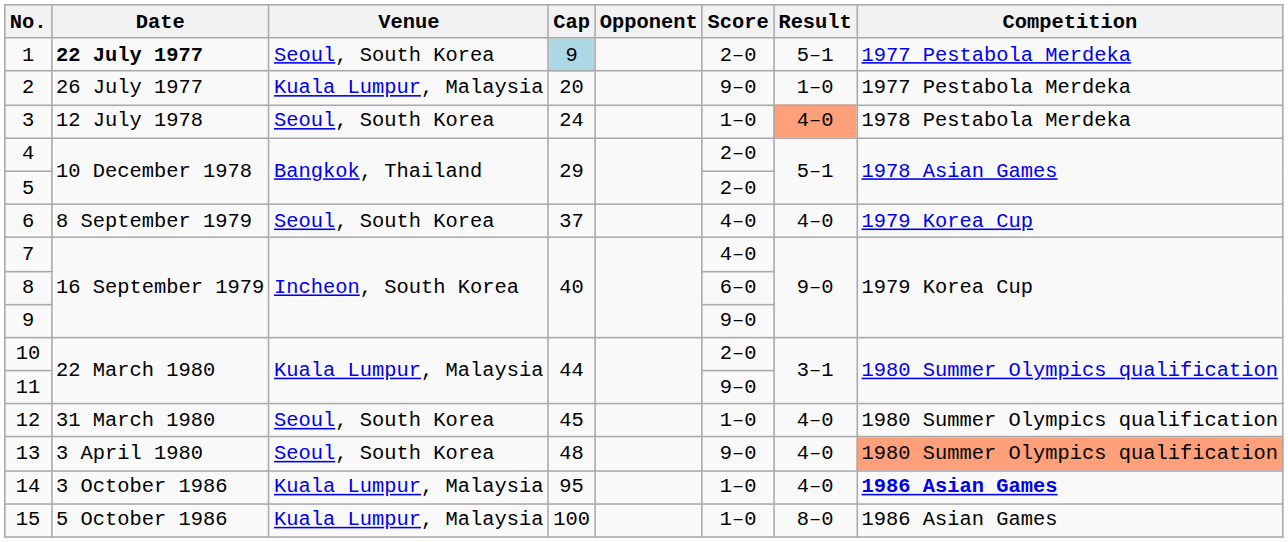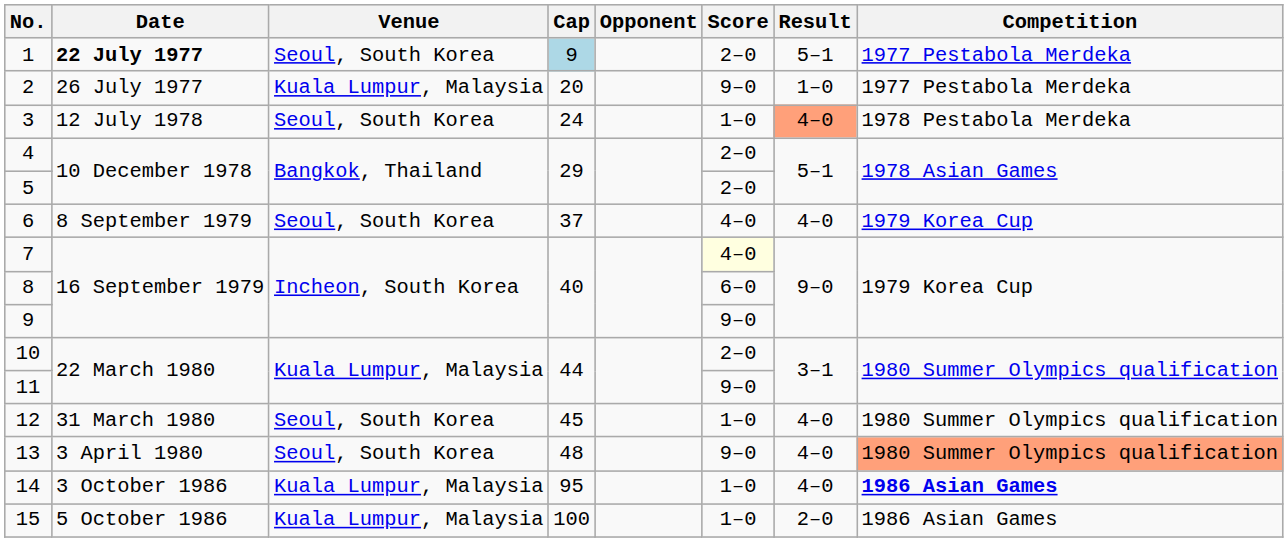(738, 254) no background -> (738, 254) lightyellow background
(815, 520) 8–0 -> (815, 520) 2–0
